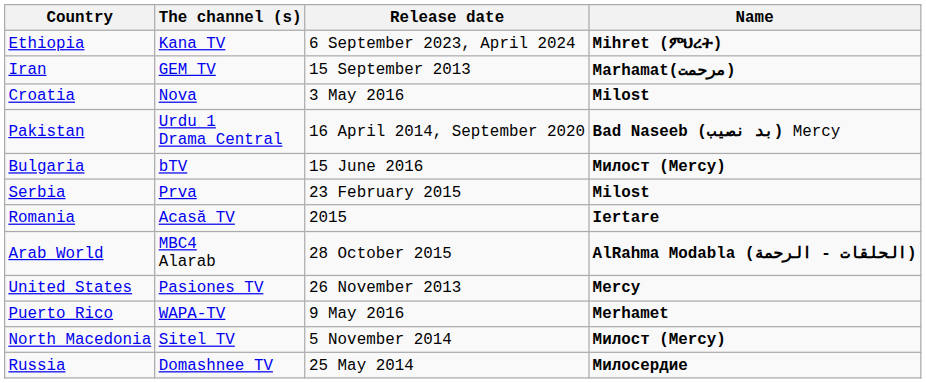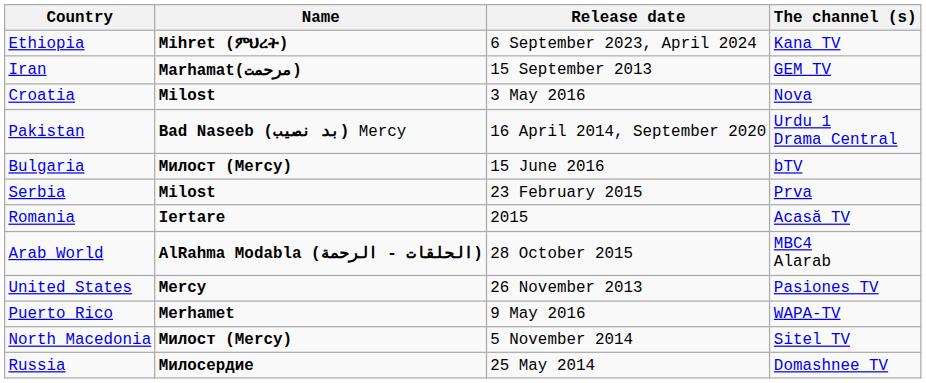columns swapped: (230, 18) <-> (755, 18)
